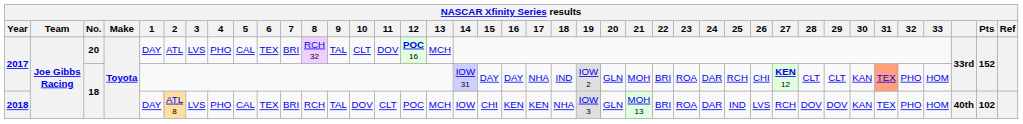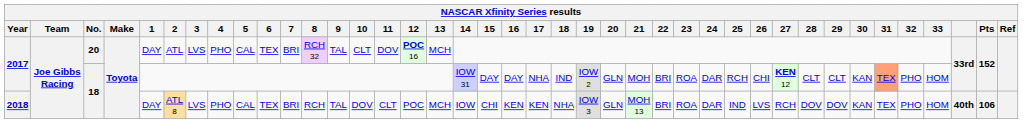(987, 105) 102 -> (987, 105) 106
